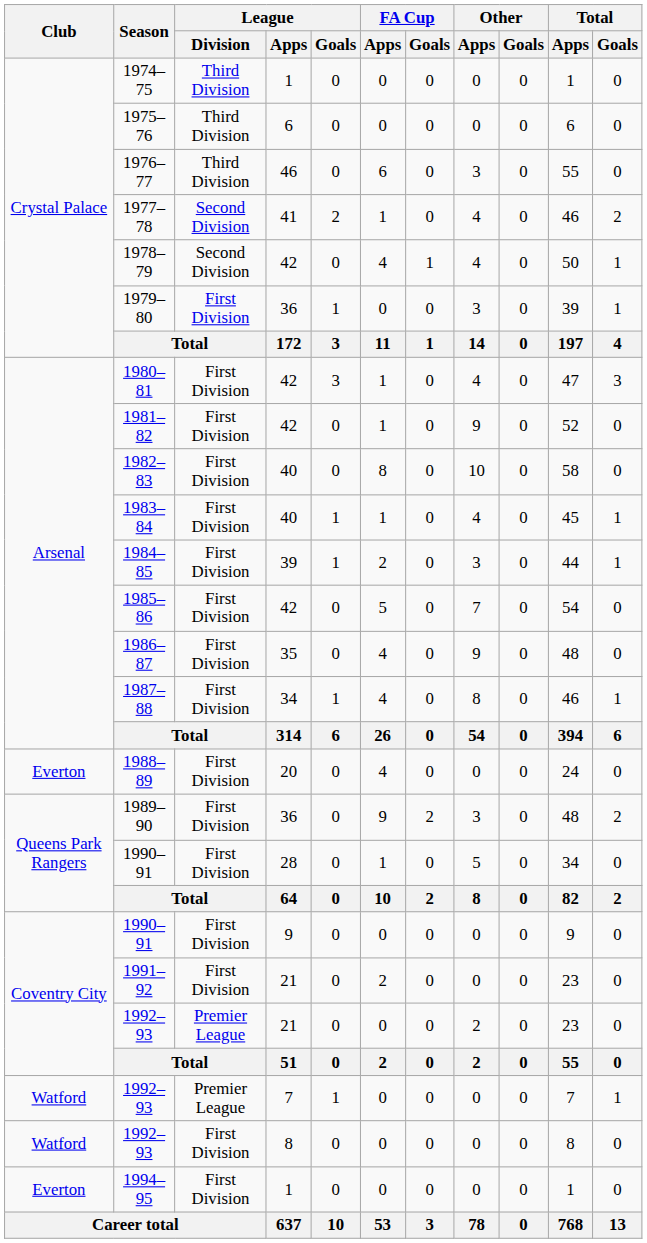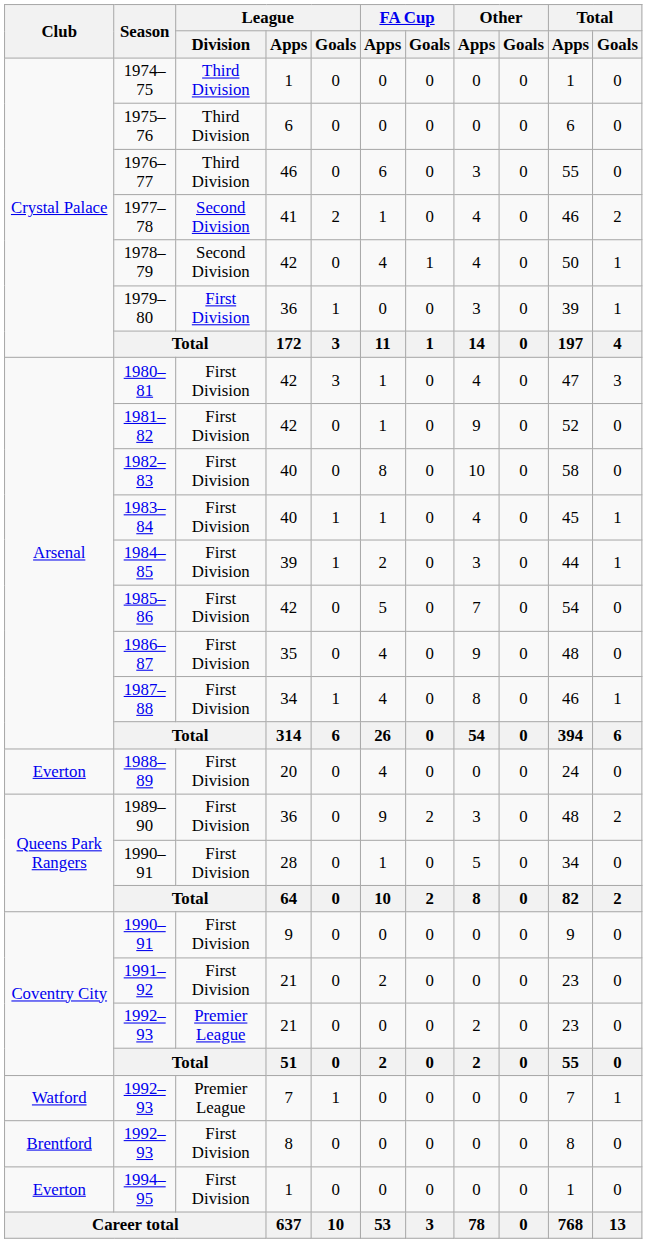(59, 1143) Watford -> (59, 1143) Brentford
